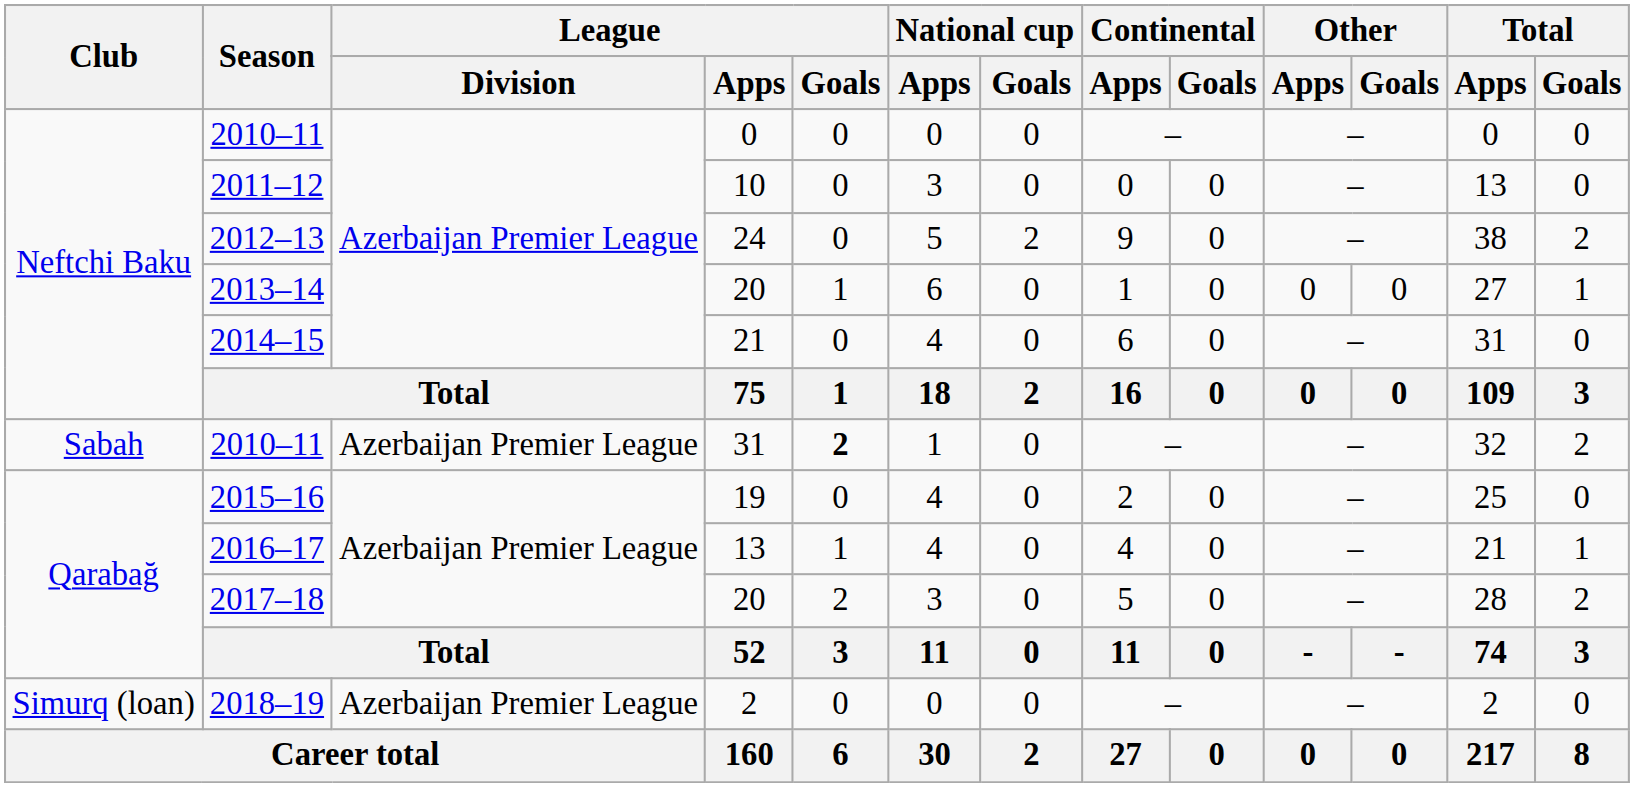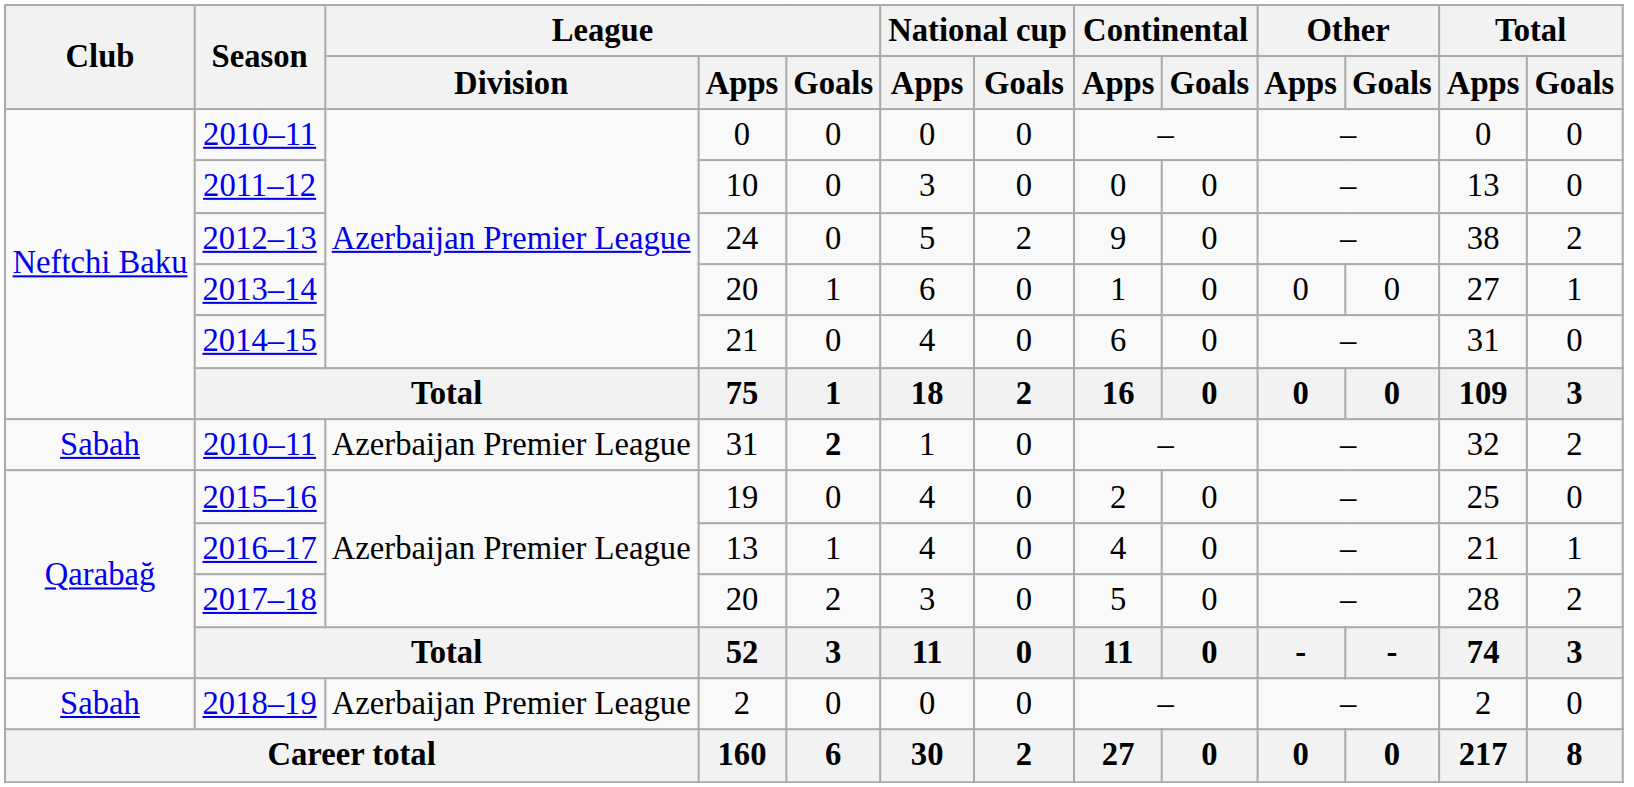(104, 703) Simurq (loan) -> (100, 703) Sabah
